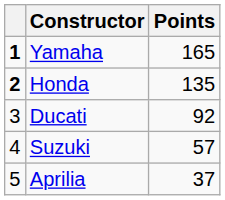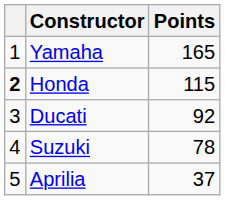(15, 52) bold -> (15, 52) normal
(198, 84) 135 -> (199, 84) 115
(204, 148) 57 -> (204, 148) 78
